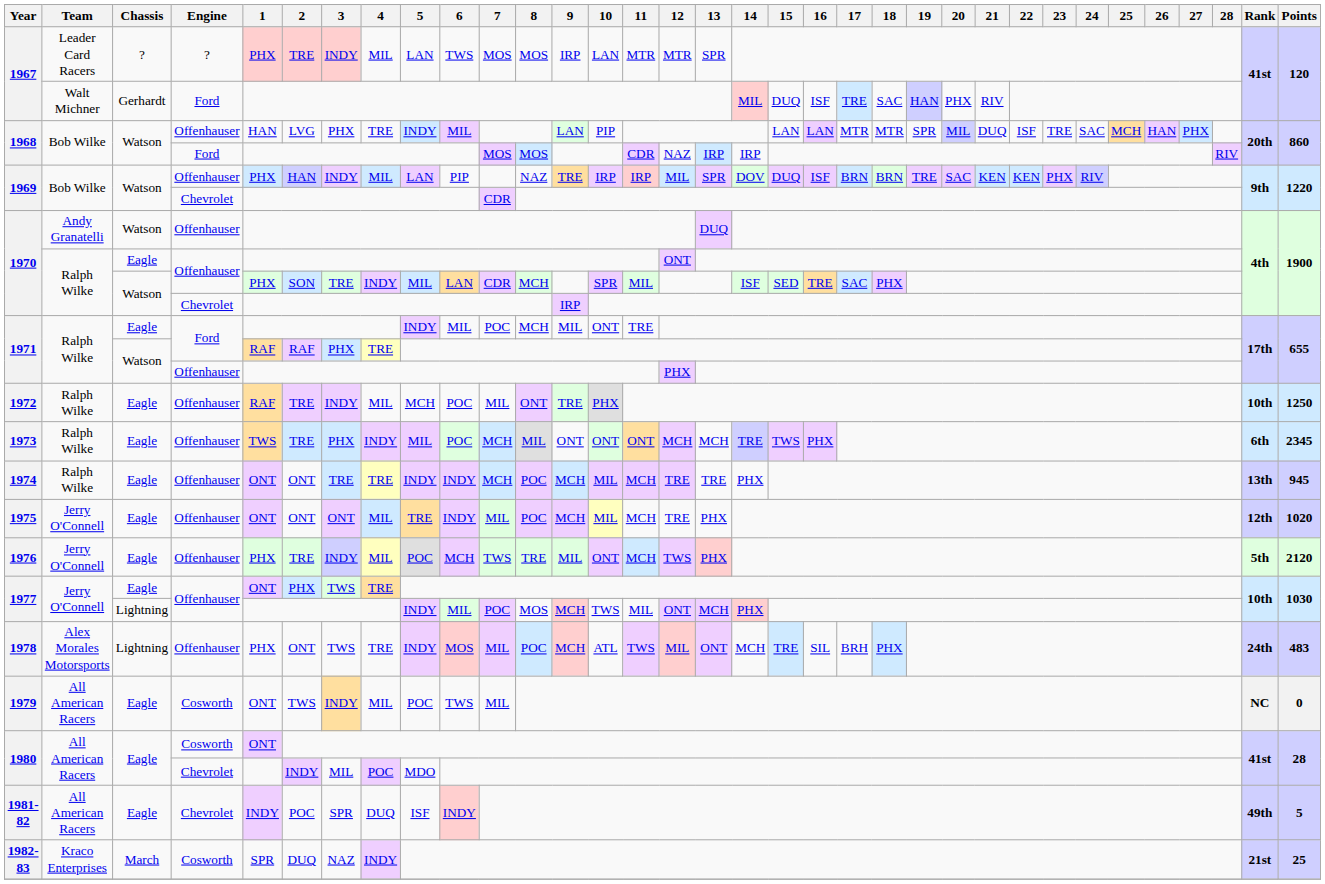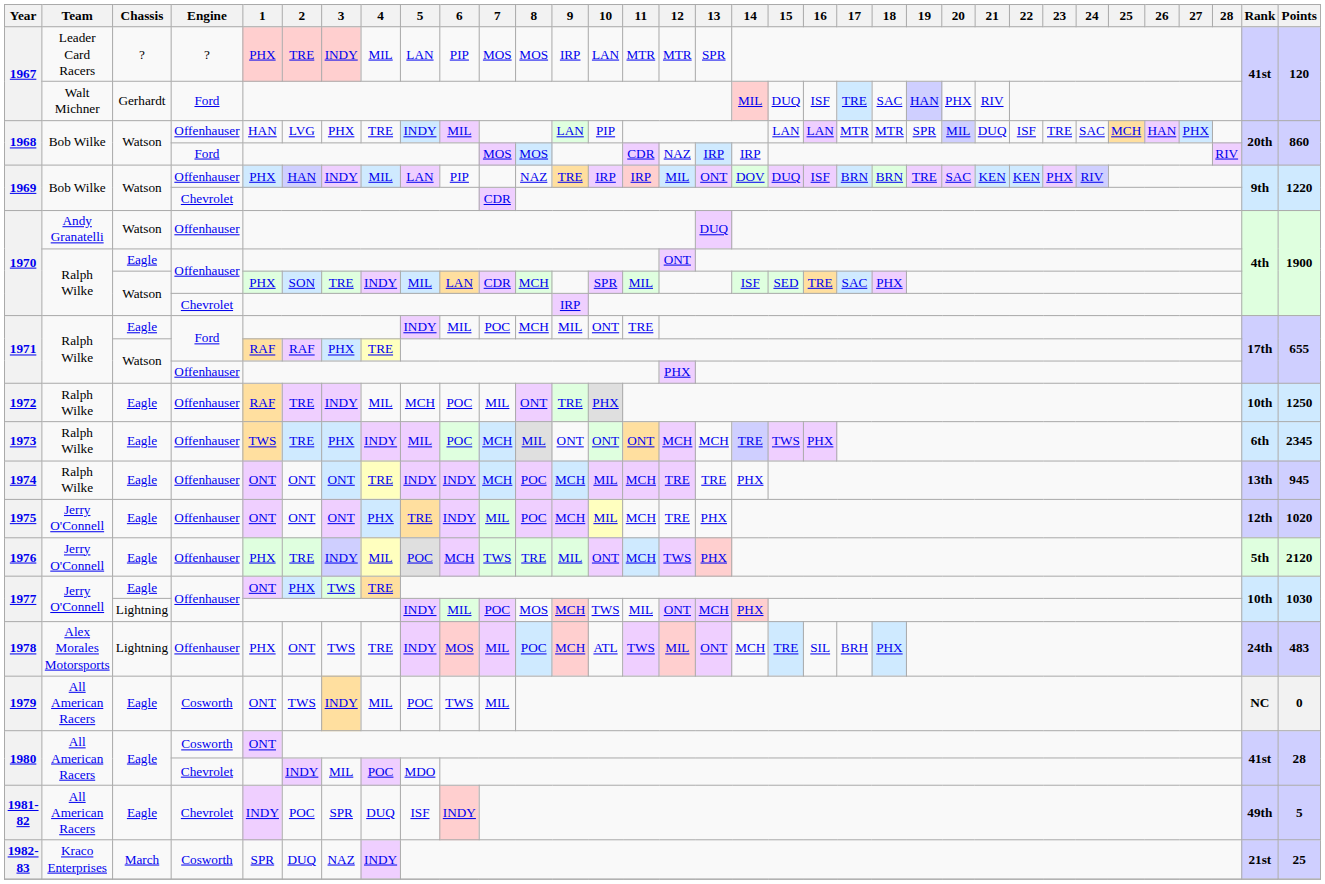(459, 54) TWS -> (459, 54) PIP
(714, 176) SPR -> (714, 176) ONT
(341, 479) TRE -> (341, 479) ONT
(381, 518) MIL -> (381, 518) PHX
